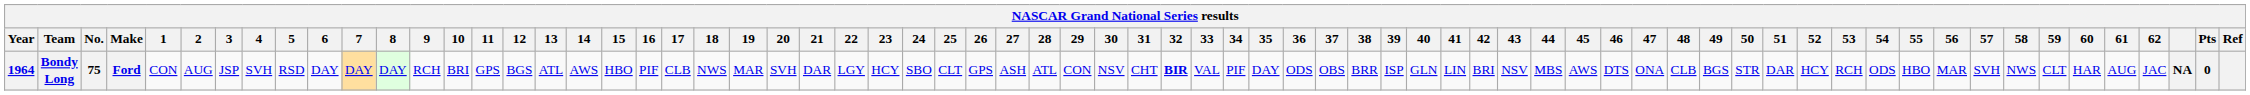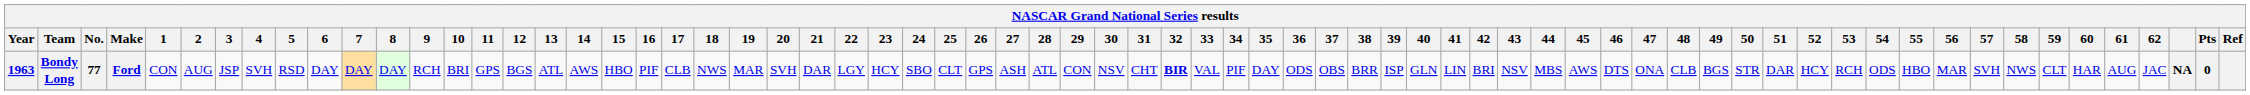(21, 70) 1964 -> (21, 70) 1963
(94, 70) 75 -> (94, 70) 77
